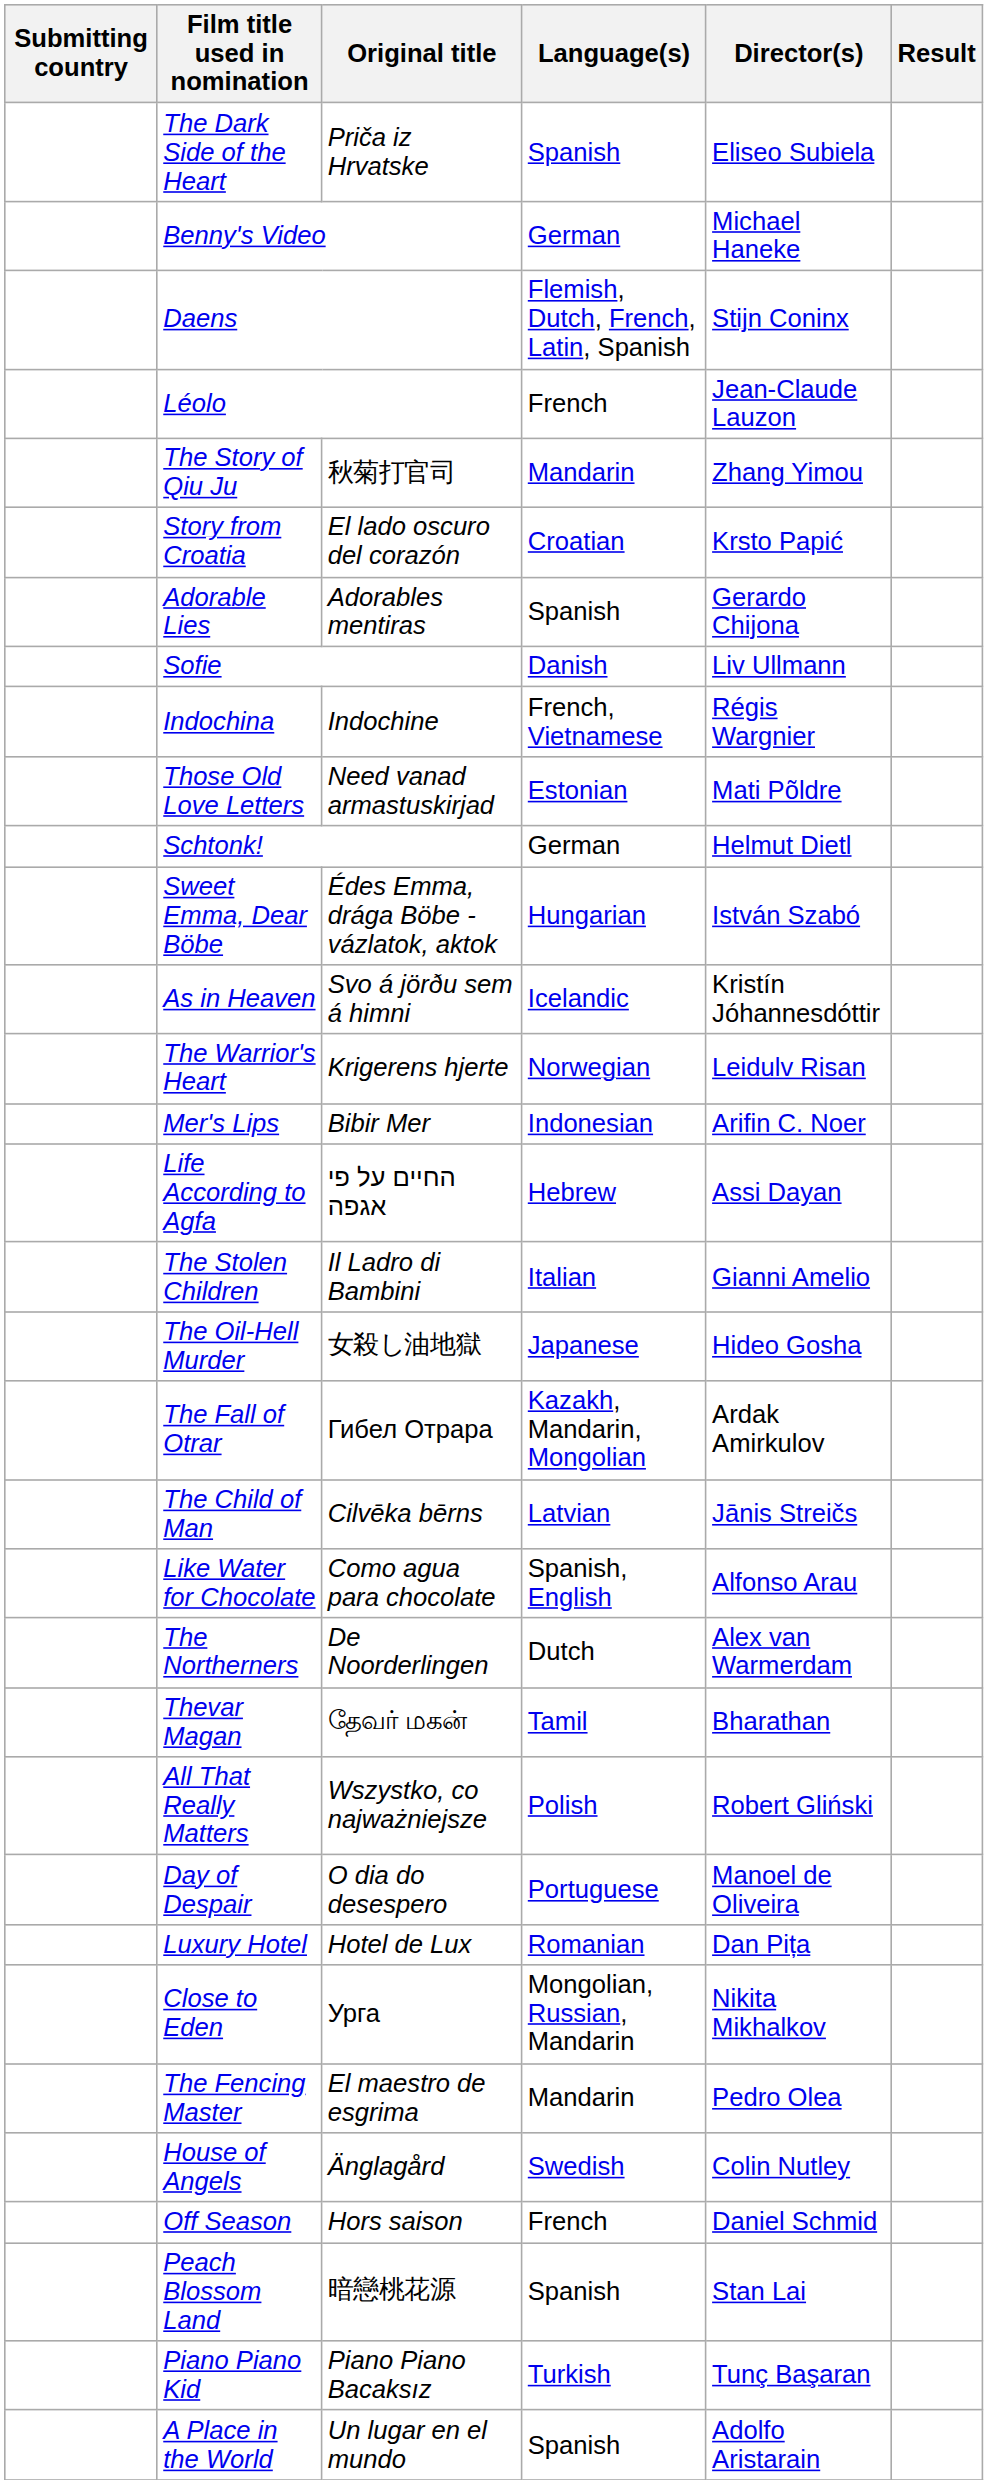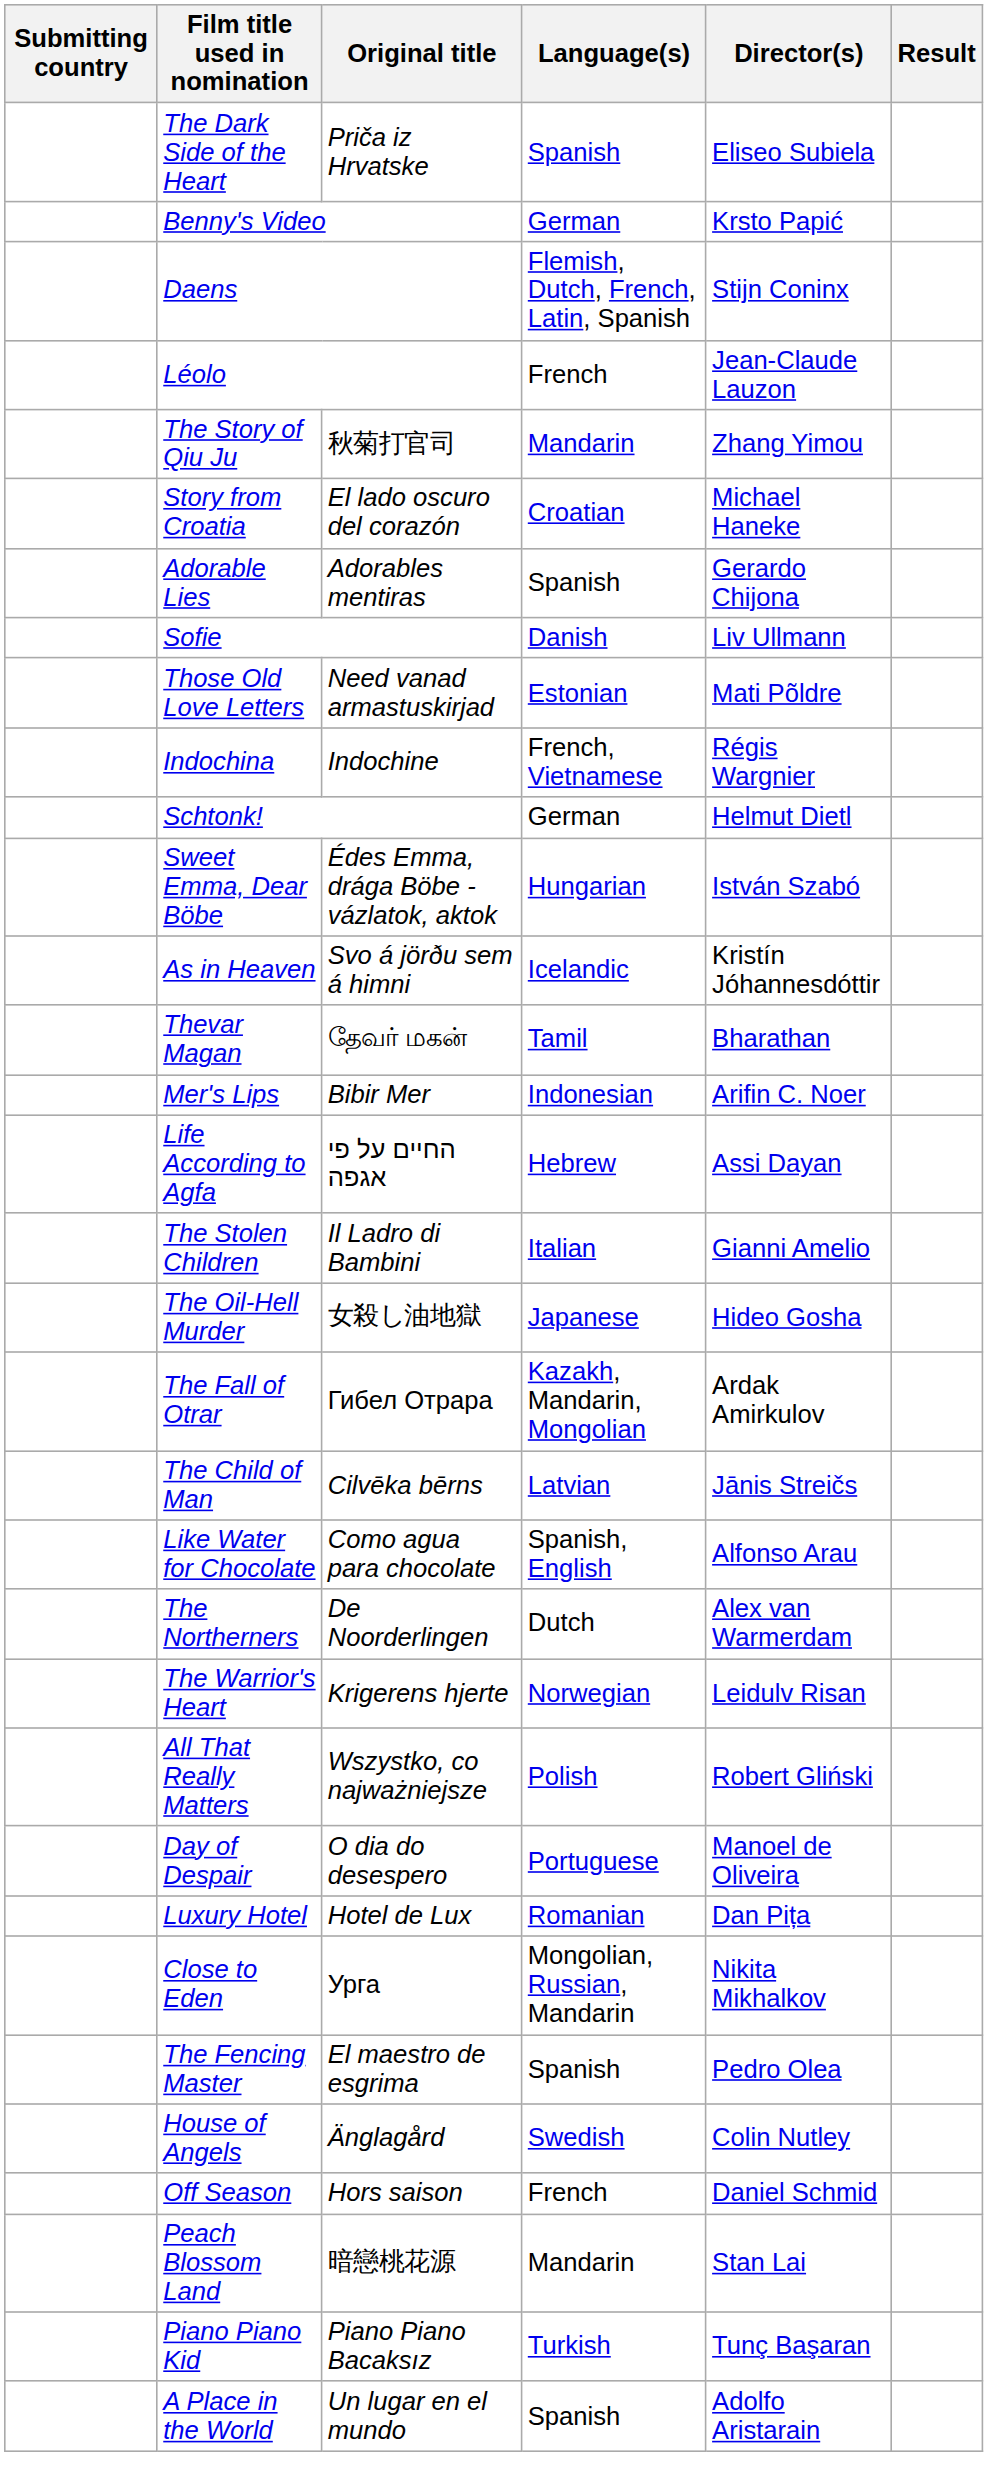(756, 235) Michael Haneke -> (778, 221) Krsto Papić
(778, 542) Krsto Papić -> (756, 513) Michael Haneke
rows swapped: (234, 790) <-> (219, 721)
rows swapped: (203, 1721) <-> (239, 1068)
(581, 2097) Mandarin -> (574, 2068) Spanish
(574, 2291) Spanish -> (581, 2262) Mandarin
